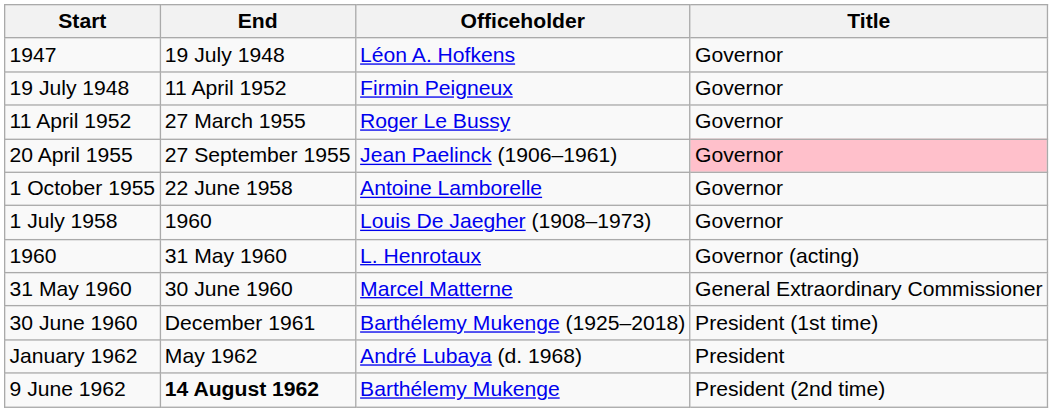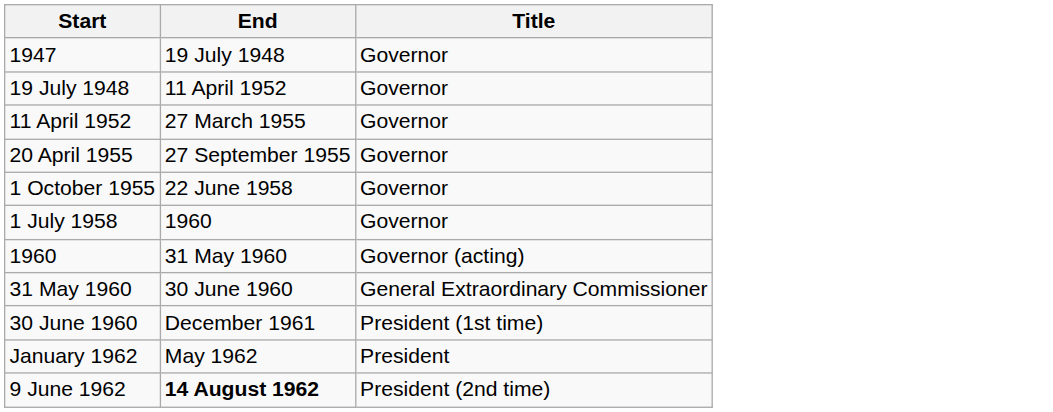- column: (523, 21)
(739, 155) pink background -> (404, 155) no background
